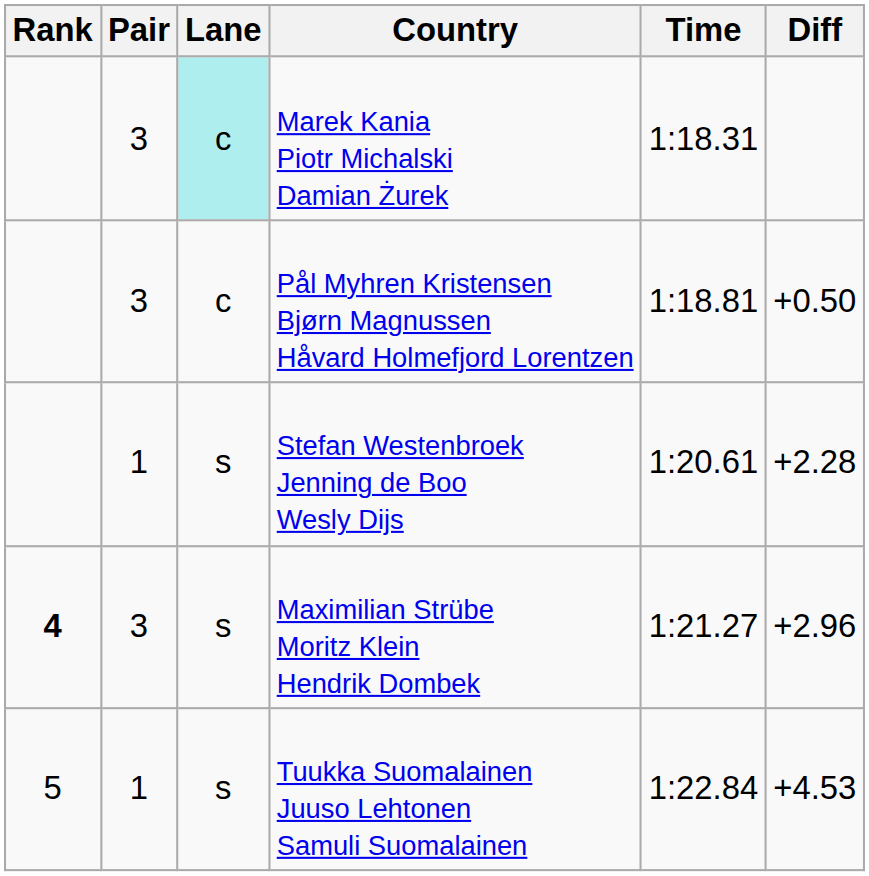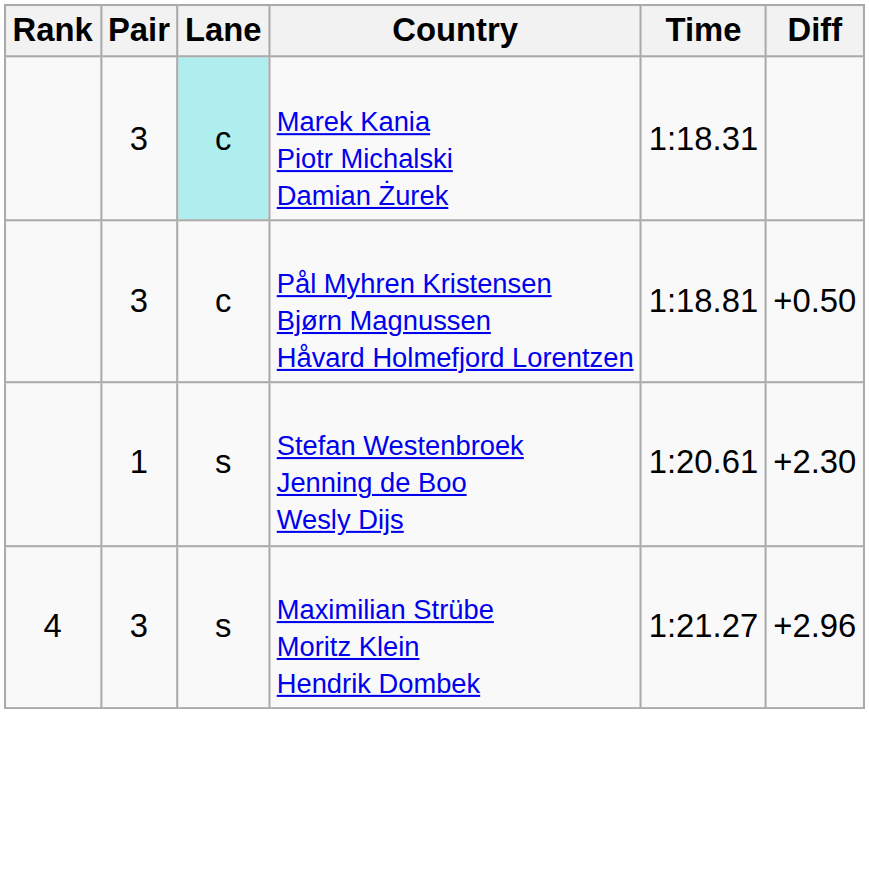(815, 463) +2.28 -> (815, 463) +2.30
(53, 626) bold -> (53, 626) normal
- row: (405, 809)
